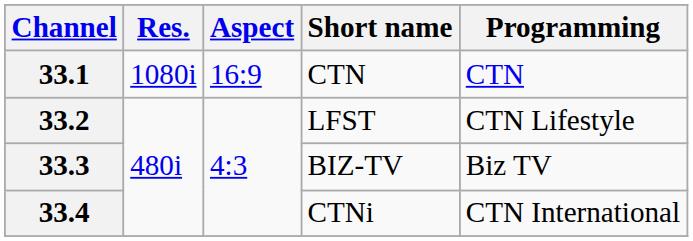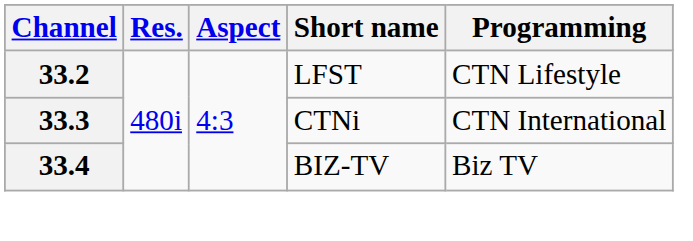- row: (64, 73)
(355, 166) BIZ-TV -> (327, 119) CTNi
(509, 166) Biz TV -> (559, 119) CTN International
(341, 212) CTNi -> (341, 166) BIZ-TV
(573, 212) CTN International -> (495, 166) Biz TV
